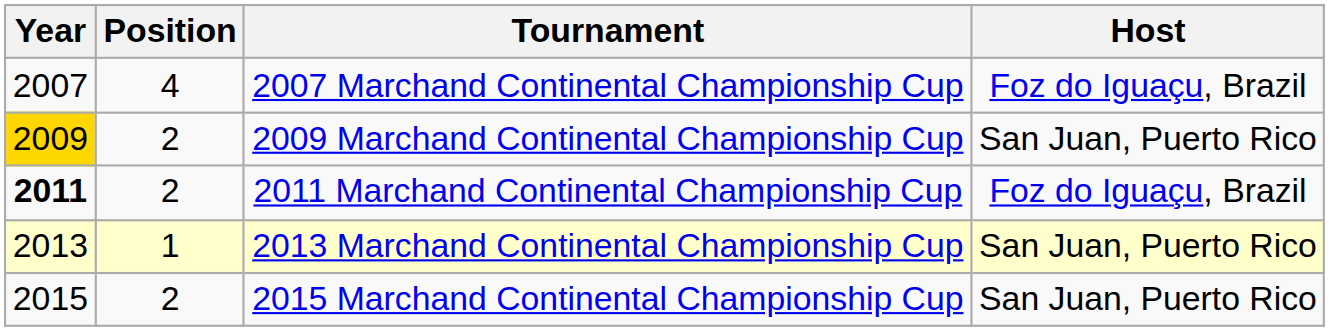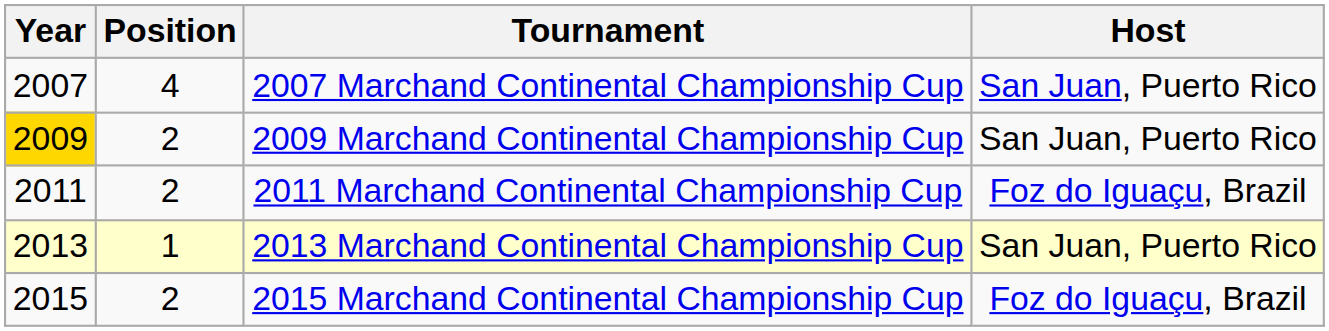(1148, 84) Foz do Iguaçu, Brazil -> (1148, 84) San Juan, Puerto Rico
(50, 191) bold -> (50, 191) normal
(1148, 298) San Juan, Puerto Rico -> (1148, 298) Foz do Iguaçu, Brazil
